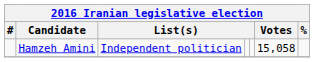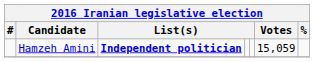(171, 48) normal -> (171, 48) bold
(276, 48) 15,058 -> (276, 48) 15,059
